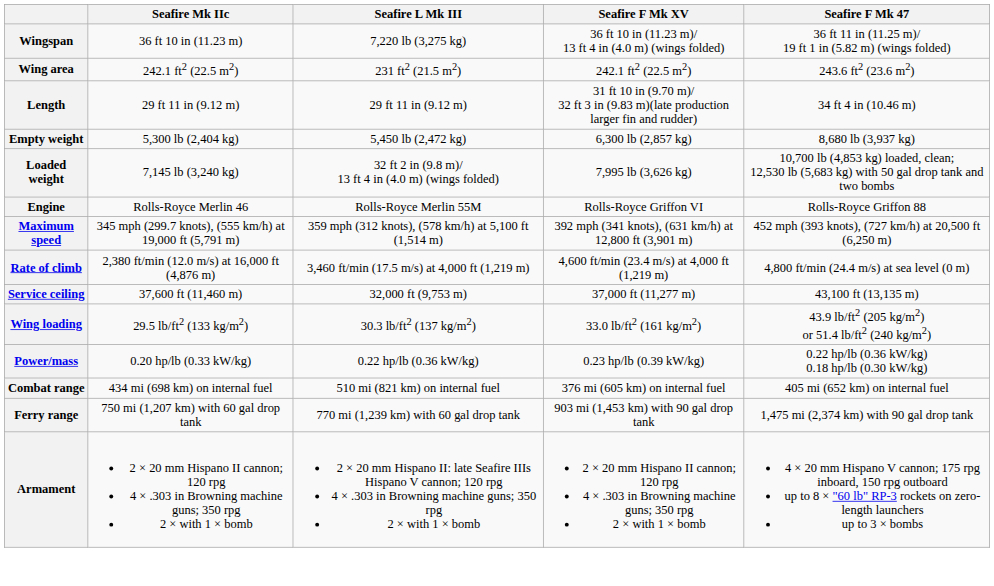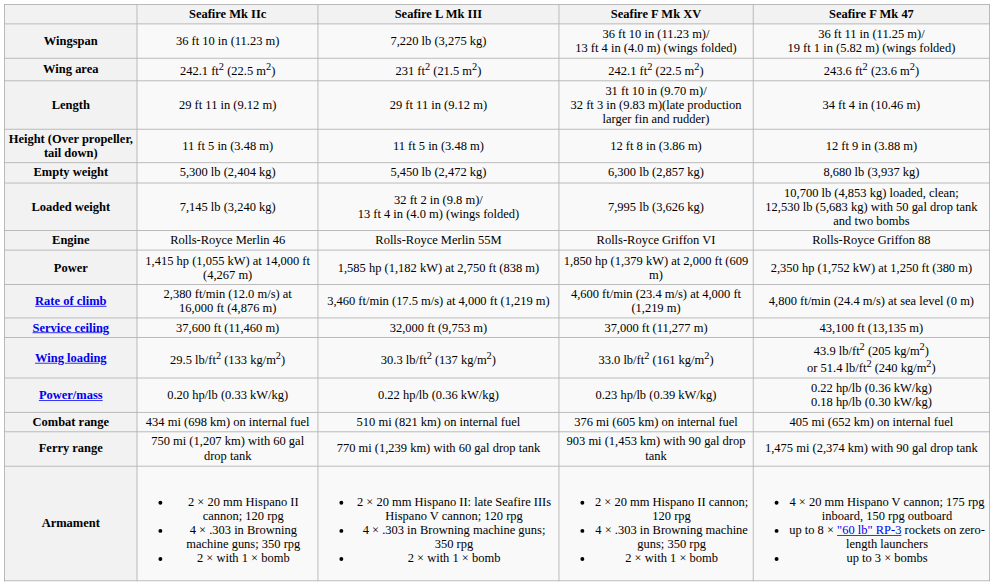+ row: (71, 146)
+ row: (71, 267)
- row: (46, 233)
